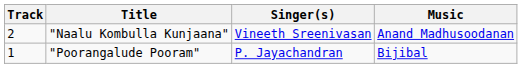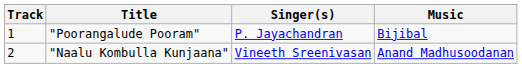rows swapped: (125, 53) <-> (139, 34)
